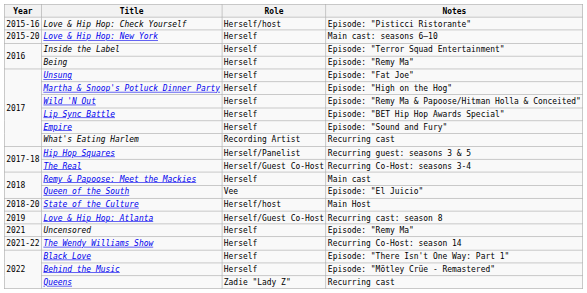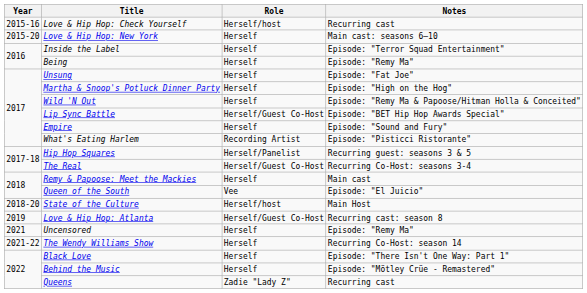(399, 24) Episode: "Pisticci Ristorante" -> (361, 24) Recurring cast
(241, 114) Herself -> (274, 114) Herself/Guest Co-Host
(361, 140) Recurring cast -> (399, 140) Episode: "Pisticci Ristorante"
